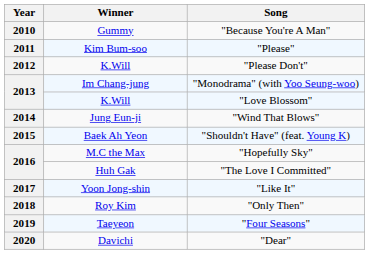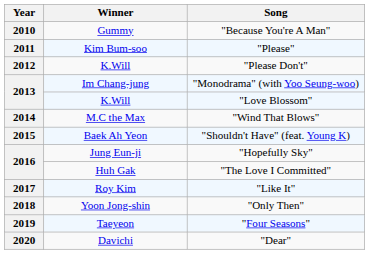(115, 118) Jung Eun-ji -> (115, 118) M.C the Max
(115, 153) M.C the Max -> (115, 153) Jung Eun-ji
(115, 188) Yoon Jong-shin -> (115, 188) Roy Kim
(115, 205) Roy Kim -> (115, 205) Yoon Jong-shin
